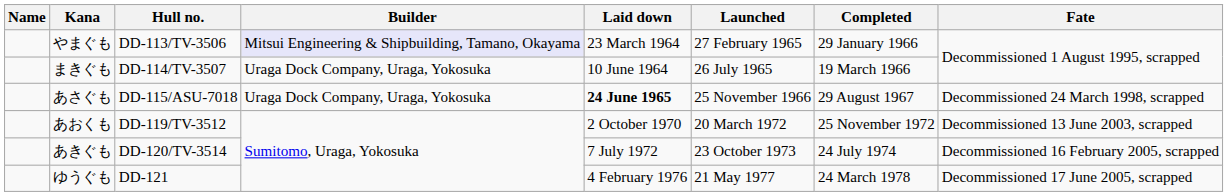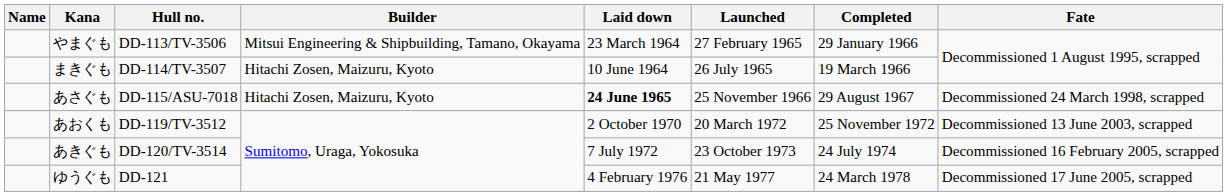(412, 43) lavender background -> (412, 43) no background
(368, 70) Uraga Dock Company, Uraga, Yokosuka -> (339, 70) Hitachi Zosen, Maizuru, Kyoto
(368, 97) Uraga Dock Company, Uraga, Yokosuka -> (339, 97) Hitachi Zosen, Maizuru, Kyoto
